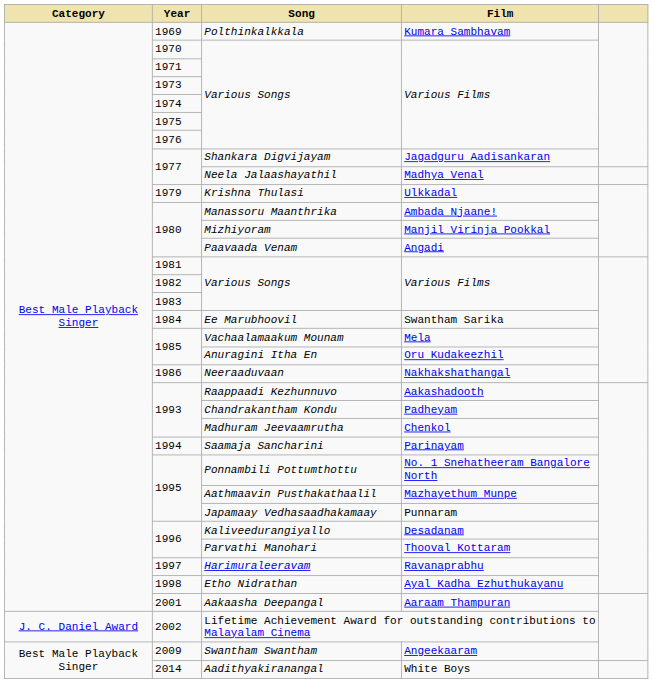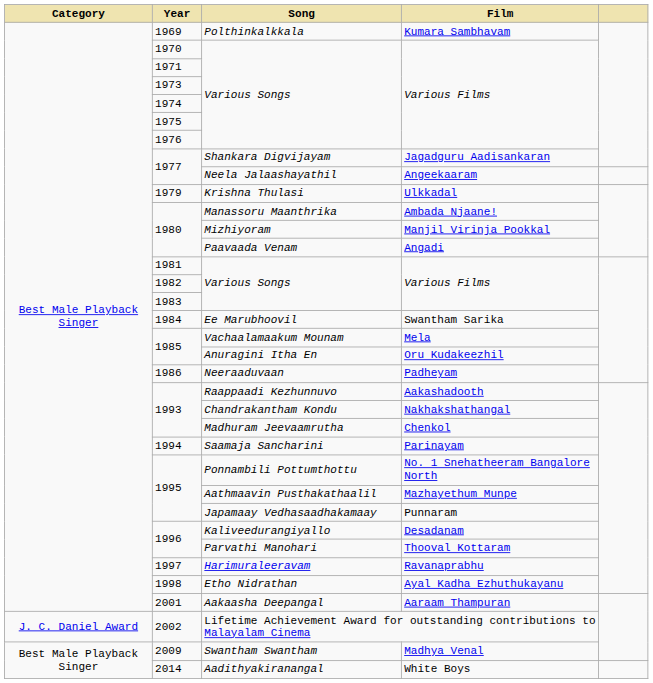(444, 176) Madhya Venal -> (441, 176) Angeekaaram
(457, 374) Nakhakshathangal -> (431, 374) Padheyam
(431, 410) Padheyam -> (457, 410) Nakhakshathangal
(441, 651) Angeekaaram -> (444, 651) Madhya Venal
